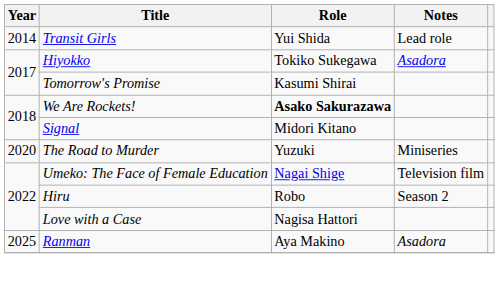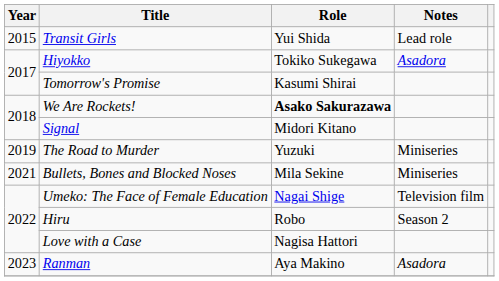(22, 38) 2014 -> (22, 38) 2015
(22, 151) 2020 -> (22, 151) 2019
+ row: (139, 173)
(22, 241) 2025 -> (22, 264) 2023
